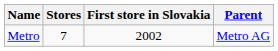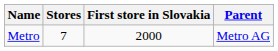(149, 35) 2002 -> (149, 35) 2000
